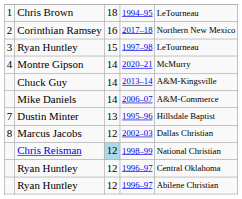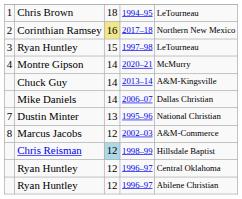(112, 30) no background -> (112, 30) khaki background
(188, 99) A&M-Commerce -> (185, 99) Dallas Christian
(186, 116) Hillsdale Baptist -> (189, 116) National Christian
(185, 133) Dallas Christian -> (188, 133) A&M-Commerce
(189, 151) National Christian -> (186, 151) Hillsdale Baptist
